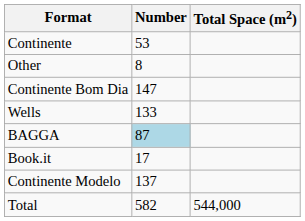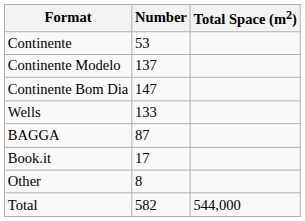rows swapped: (64, 181) <-> (24, 66)
(142, 135) lightblue background -> (142, 135) no background
